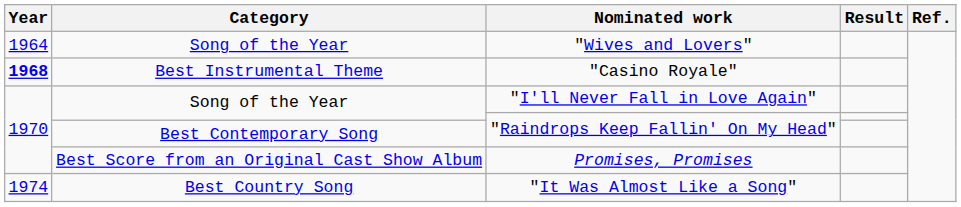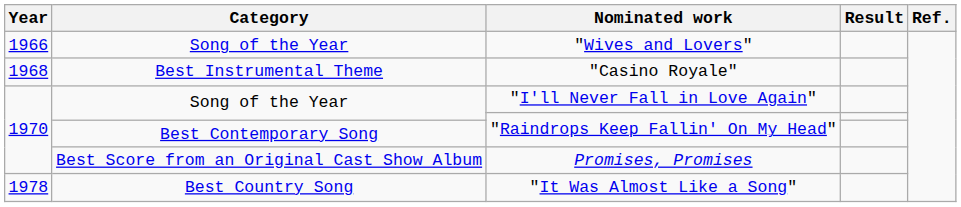(28, 45) 1964 -> (28, 45) 1966
(28, 72) bold -> (28, 72) normal
(28, 187) 1974 -> (28, 187) 1978
